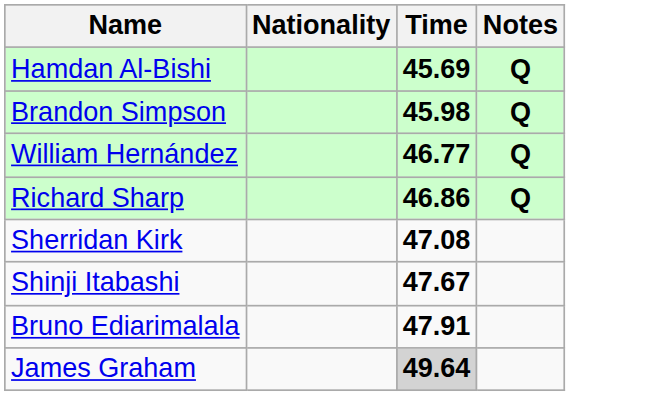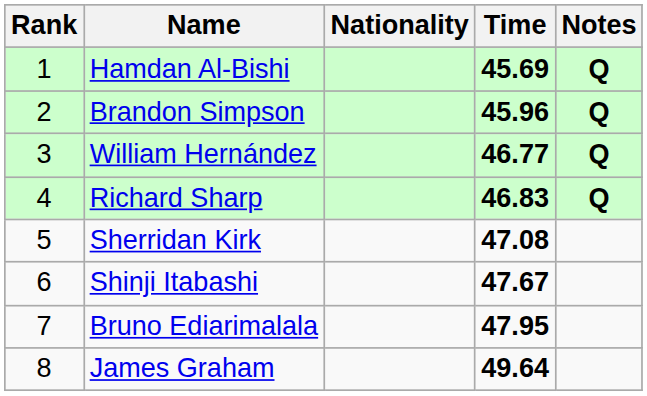+ column: (44, 25)
(437, 111) 45.98 -> (515, 111) 45.96
(437, 197) 46.86 -> (515, 197) 46.83
(437, 326) 47.91 -> (515, 326) 47.95
(437, 369) lightgrey background -> (515, 369) no background
